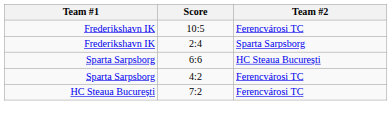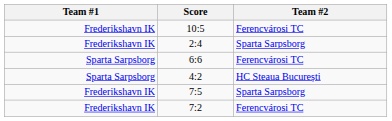(278, 60) HC Steaua București -> (270, 60) Ferencvárosi TC
(270, 76) Ferencvárosi TC -> (278, 76) HC Steaua București
+ row: (196, 92)
(113, 92) HC Steaua București -> (120, 108) Frederikshavn IK
